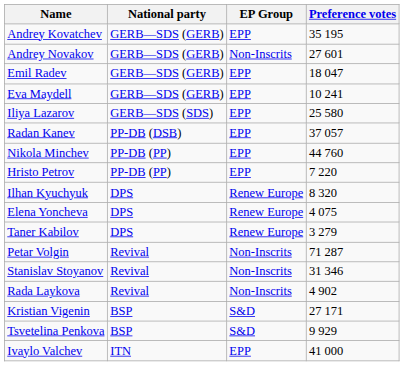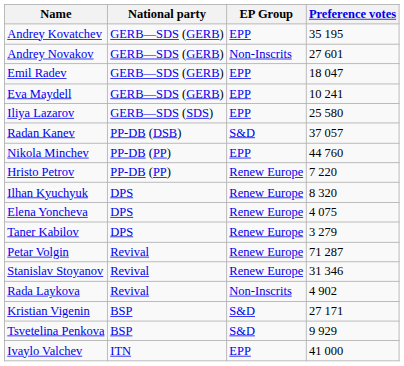(240, 133) EPP -> (242, 133) S&D
(240, 172) EPP -> (266, 172) Renew Europe
(261, 251) Non-Inscrits -> (266, 251) Renew Europe
(261, 271) Non-Inscrits -> (266, 271) Renew Europe
